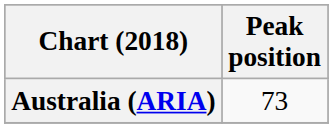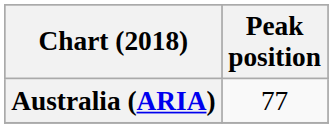(275, 100) 73 -> (275, 100) 77
